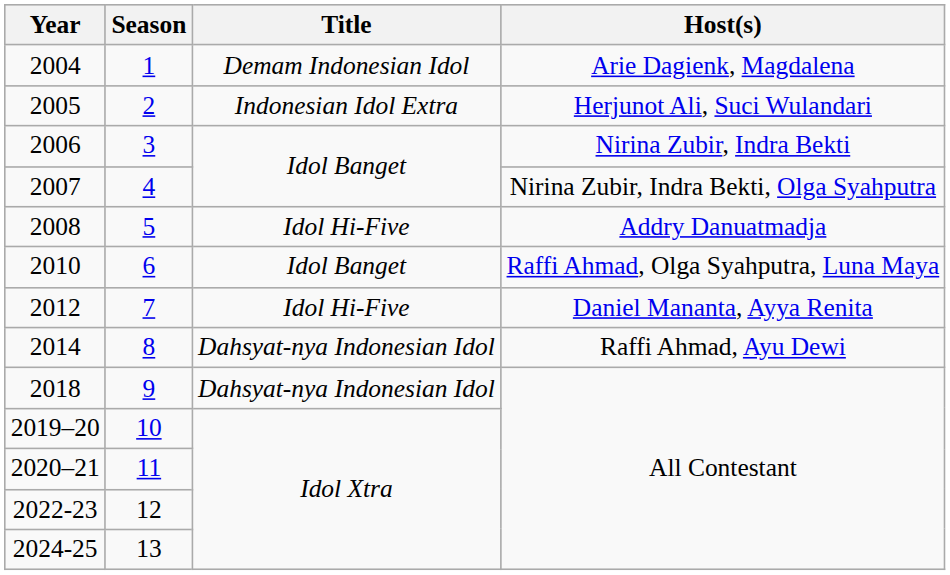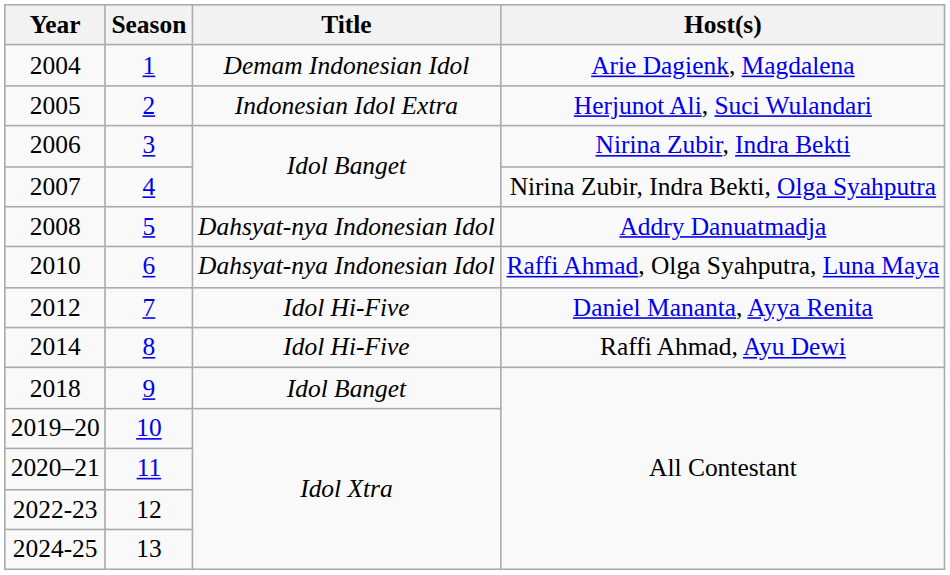(346, 226) Idol Hi-Five -> (346, 226) Dahsyat-nya Indonesian Idol
(346, 266) Idol Banget -> (346, 266) Dahsyat-nya Indonesian Idol
(346, 347) Dahsyat-nya Indonesian Idol -> (346, 347) Idol Hi-Five
(346, 387) Dahsyat-nya Indonesian Idol -> (346, 387) Idol Banget
